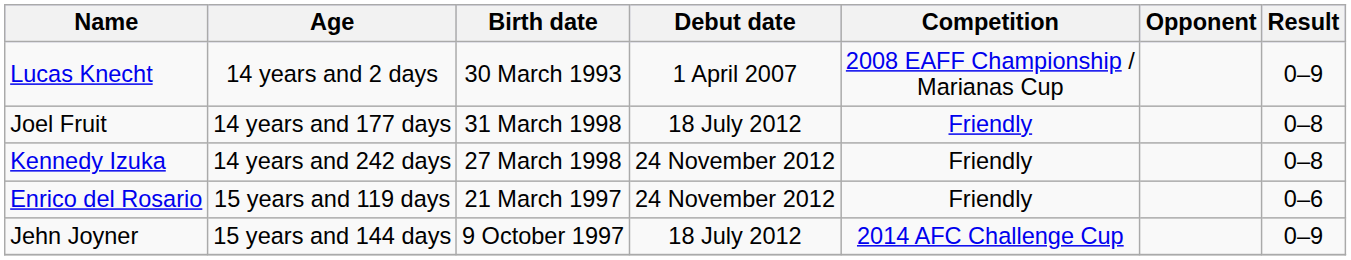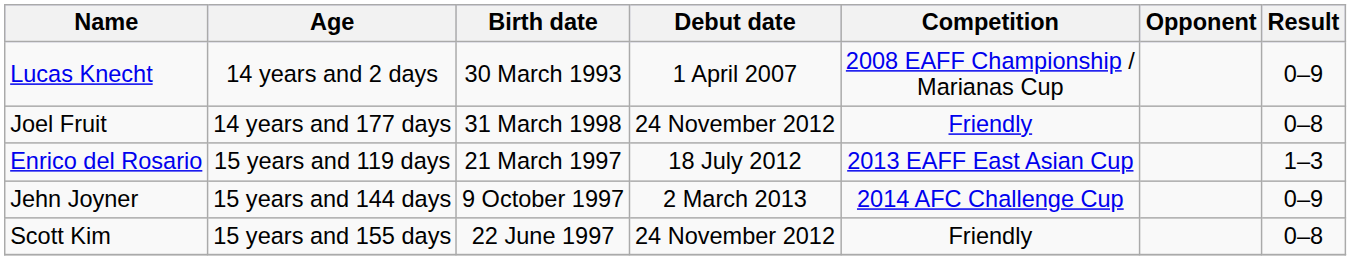(735, 124) 18 July 2012 -> (735, 124) 24 November 2012
- row: (88, 161)
(735, 198) 24 November 2012 -> (735, 161) 18 July 2012
(990, 198) Friendly -> (990, 161) 2013 EAFF East Asian Cup
(1303, 198) 0–6 -> (1303, 161) 1–3
(735, 236) 18 July 2012 -> (735, 198) 2 March 2013
+ row: (60, 236)
